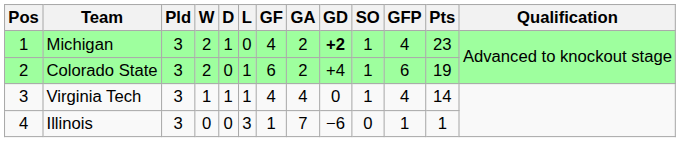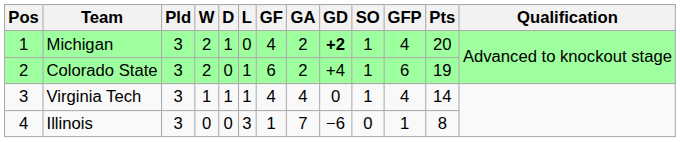(442, 44) 23 -> (442, 44) 20
(442, 123) 1 -> (442, 123) 8
